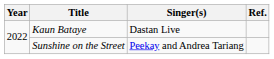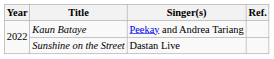(155, 29) Dastan Live -> (187, 29) Peekay and Andrea Tariang
(187, 45) Peekay and Andrea Tariang -> (155, 45) Dastan Live
